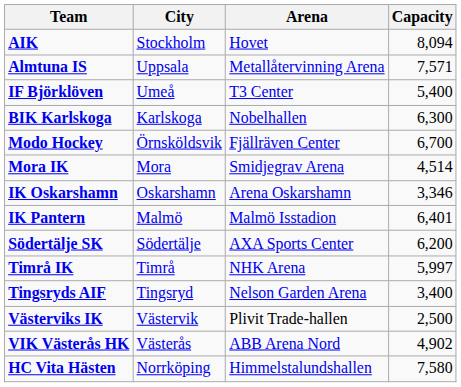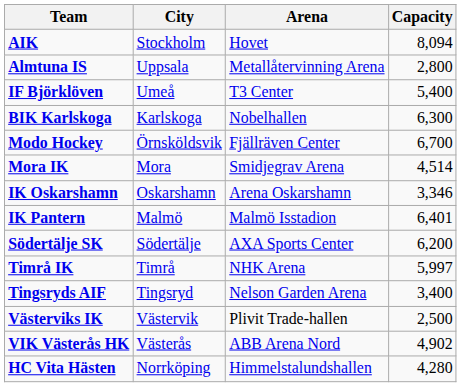(435, 67) 7,571 -> (435, 67) 2,800
(435, 368) 7,580 -> (435, 368) 4,280
